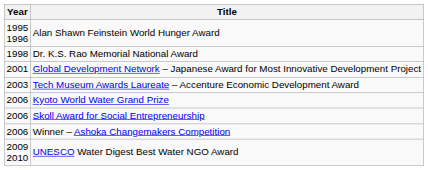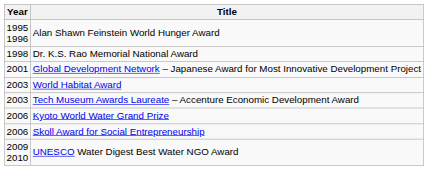+ row: (77, 85)
- row: (132, 131)
